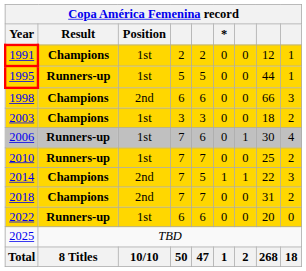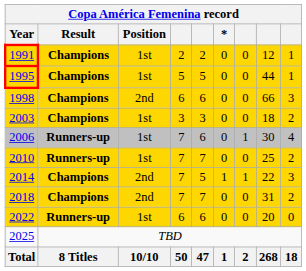(79, 76) Runners-up -> (79, 76) Champions
